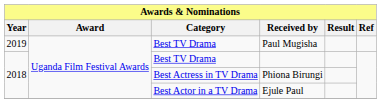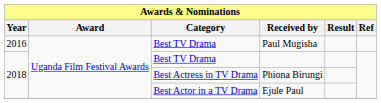(17, 43) 2019 -> (17, 43) 2016
